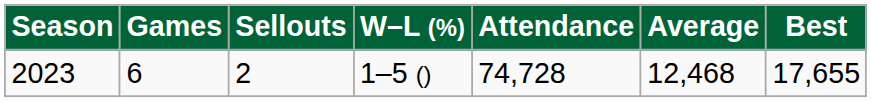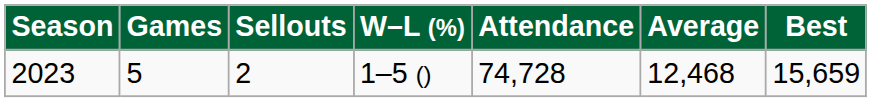(135, 72) 6 -> (135, 72) 5
(816, 72) 17,655 -> (816, 72) 15,659
